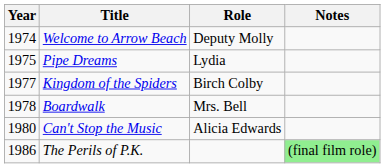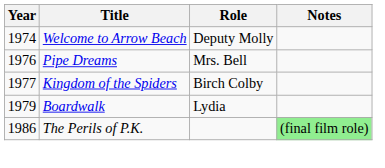(22, 60) 1975 -> (22, 60) 1976
(209, 60) Lydia -> (220, 60) Mrs. Bell
(22, 106) 1978 -> (22, 106) 1979
(220, 106) Mrs. Bell -> (209, 106) Lydia
- row: (102, 128)
